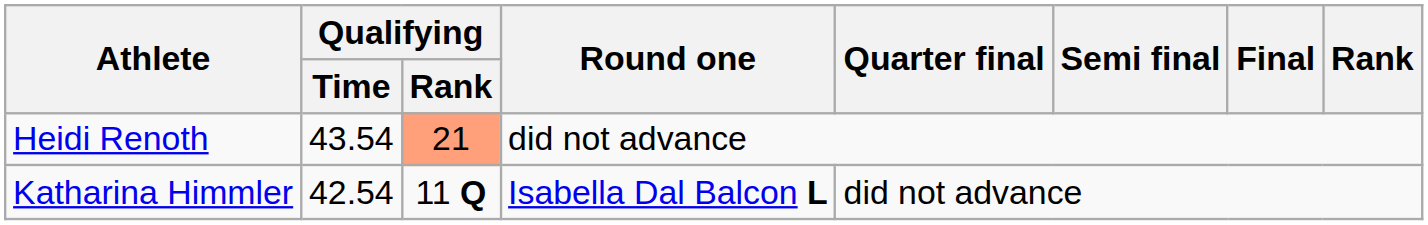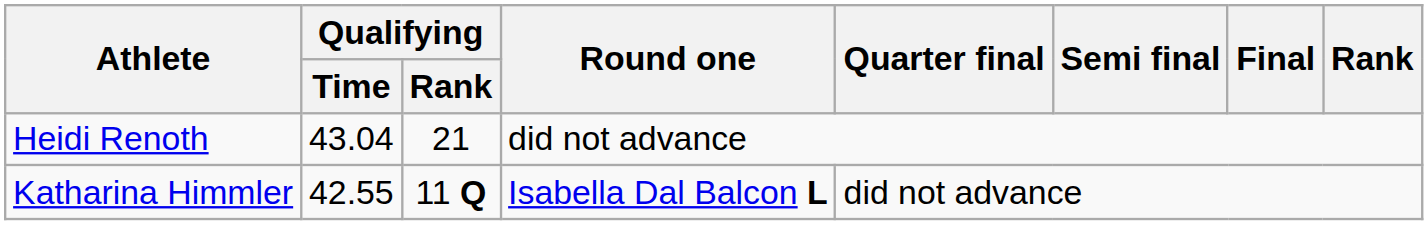(351, 139) 43.54 -> (351, 139) 43.04
(451, 139) lightsalmon background -> (451, 139) no background
(351, 193) 42.54 -> (351, 193) 42.55
